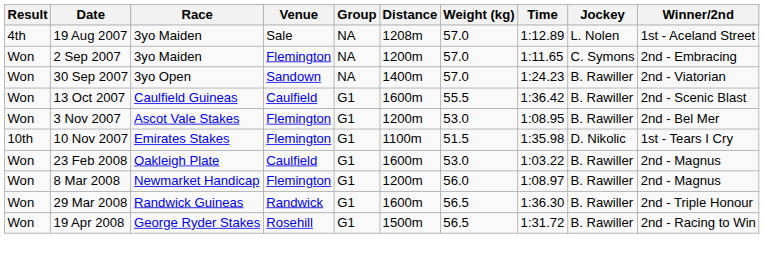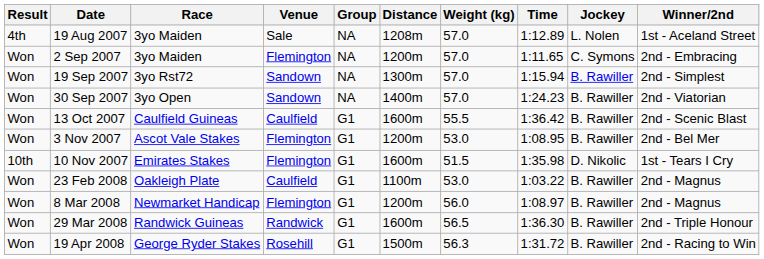+ row: (91, 77)
(402, 139) 1100m -> (403, 160) 1600m
(403, 160) 1600m -> (402, 181) 1100m
(456, 222) 56.5 -> (456, 243) 56.3
